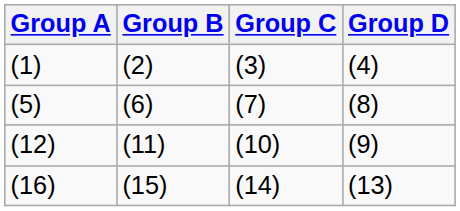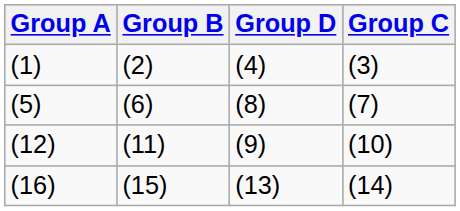columns swapped: (286, 24) <-> (399, 24)
